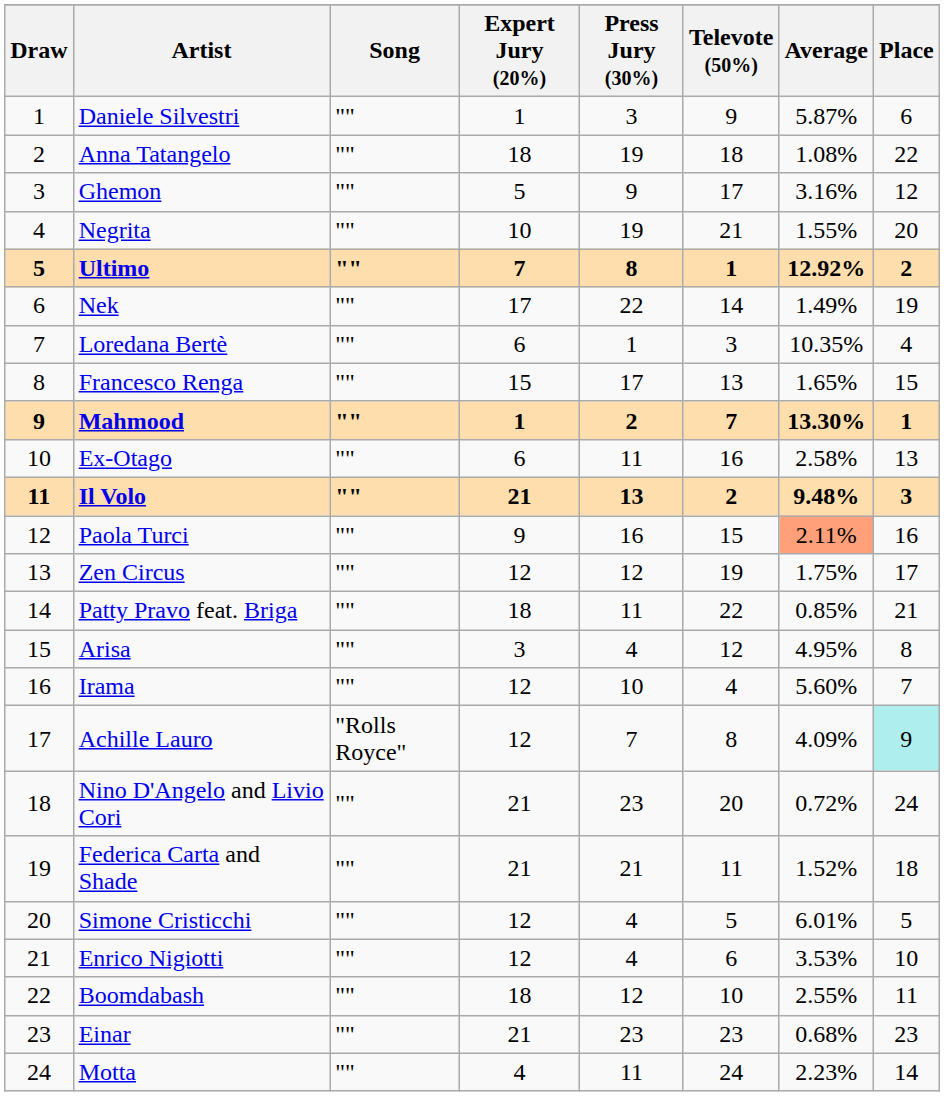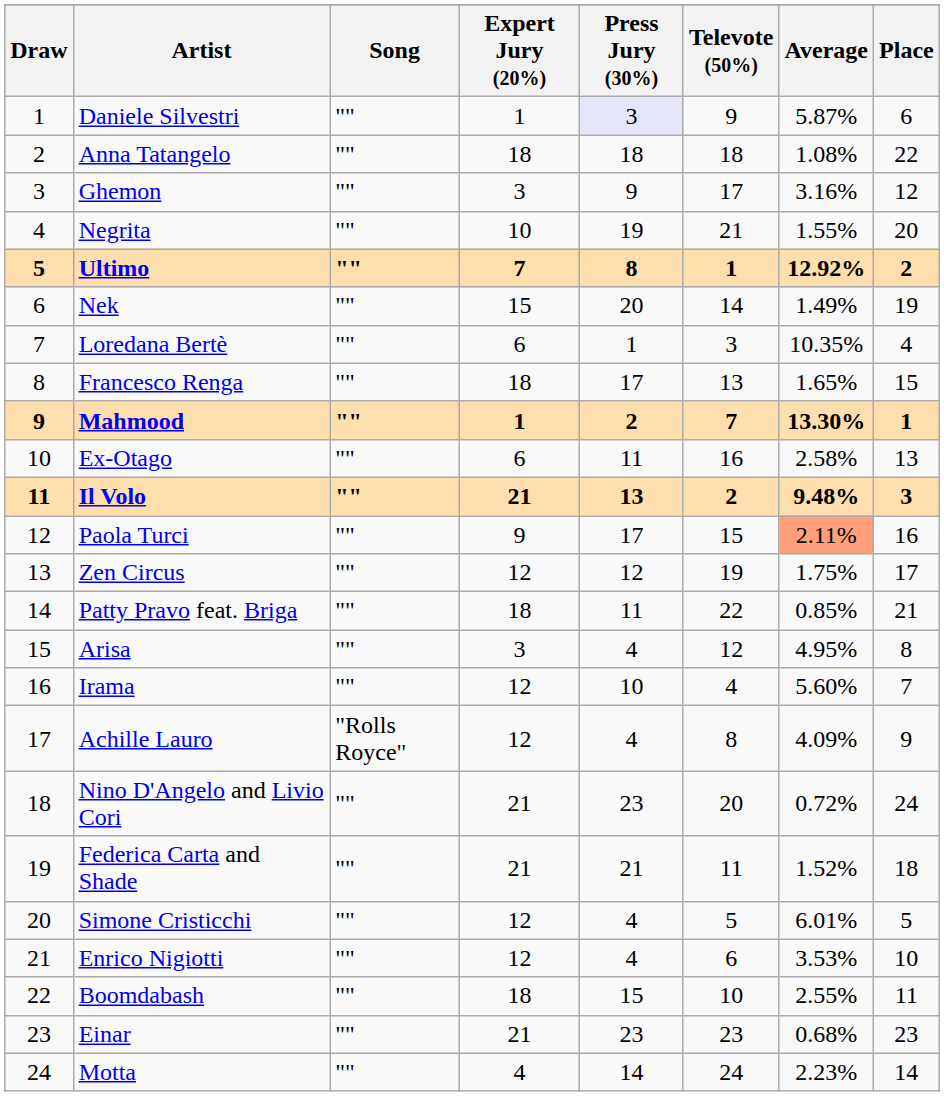(632, 115) no background -> (632, 115) lavender background
(632, 153) 19 -> (632, 153) 18
(519, 191) 5 -> (519, 191) 3
(519, 305) 17 -> (519, 305) 15
(632, 305) 22 -> (632, 305) 20
(519, 382) 15 -> (519, 382) 18
(632, 534) 16 -> (632, 534) 17
(632, 738) 7 -> (632, 738) 4
(906, 738) paleturquoise background -> (906, 738) no background
(632, 995) 12 -> (632, 995) 15
(632, 1072) 11 -> (632, 1072) 14
